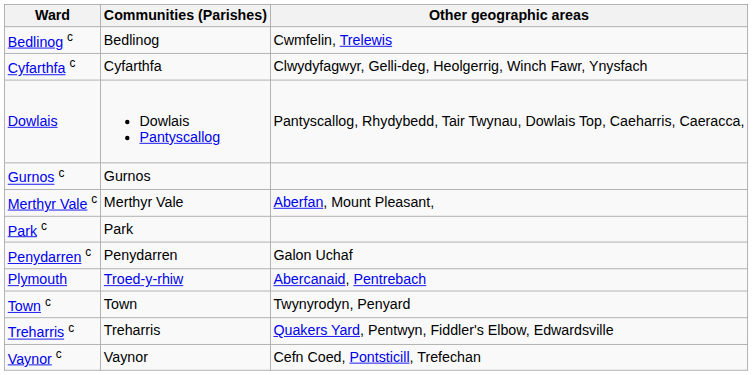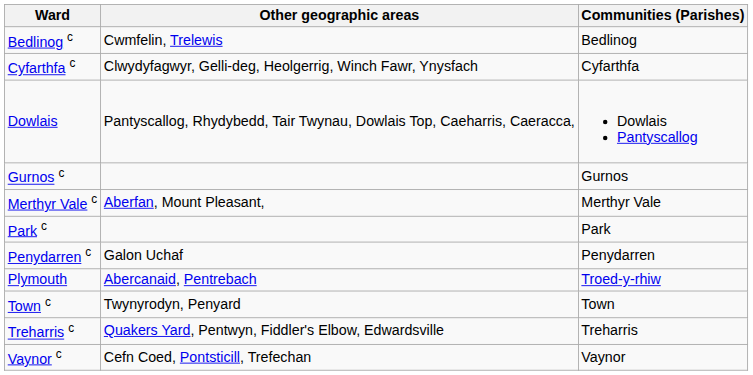columns swapped: (185, 15) <-> (509, 15)
